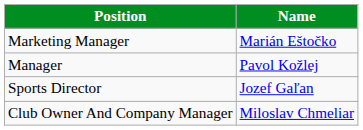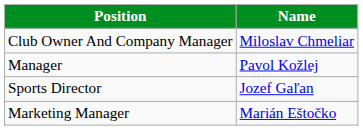rows swapped: (120, 112) <-> (69, 40)
